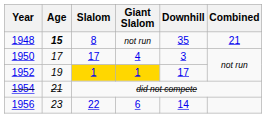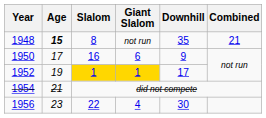(94, 56) 17 -> (94, 56) 16
(138, 56) 4 -> (138, 56) 6
(183, 56) 3 -> (183, 56) 9
(138, 105) 6 -> (138, 105) 4
(183, 105) 14 -> (183, 105) 30
